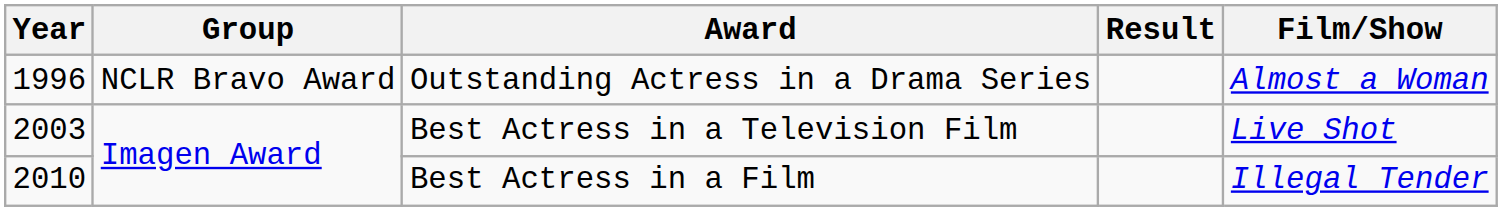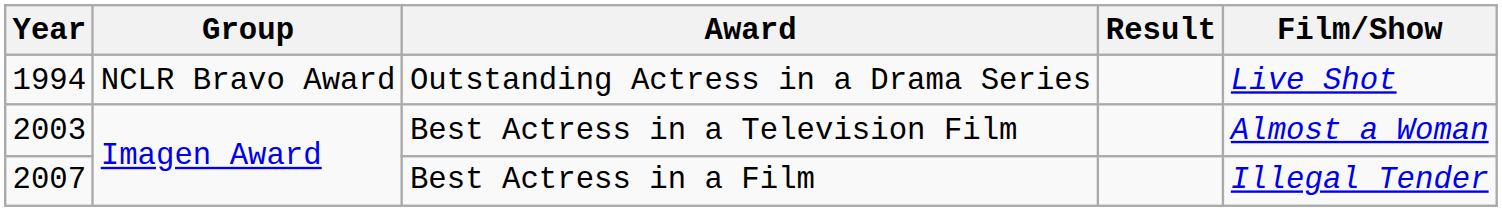(49, 80) 1996 -> (49, 80) 1994
(1360, 80) Almost a Woman -> (1314, 80) Live Shot
(1314, 130) Live Shot -> (1360, 130) Almost a Woman
(49, 180) 2010 -> (49, 180) 2007
